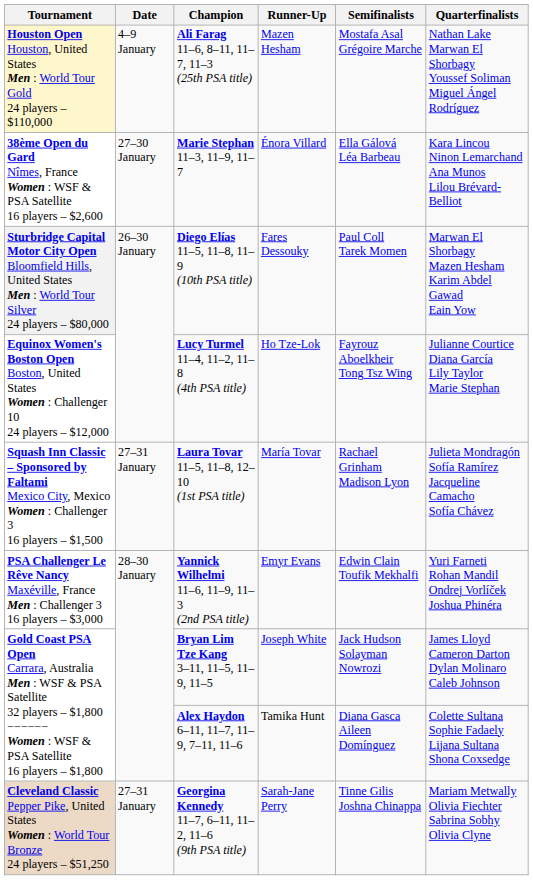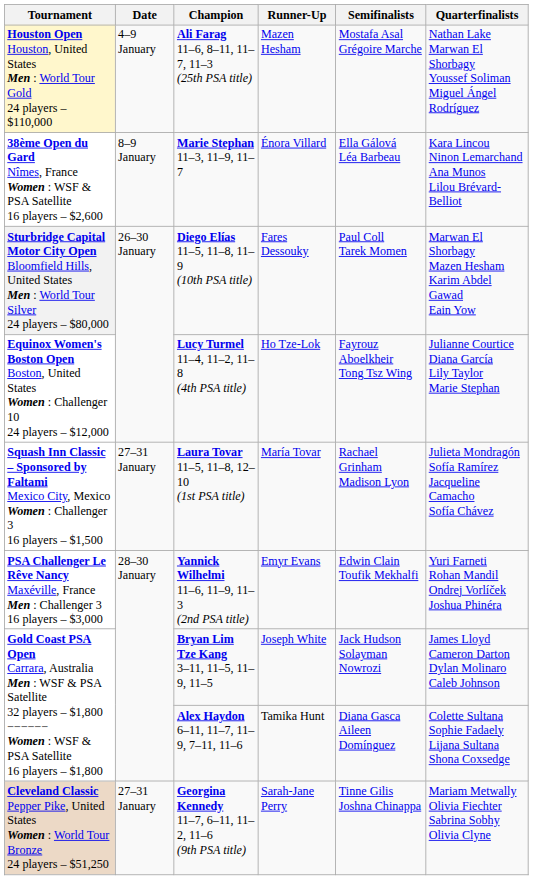(137, 150) 27–30 January -> (137, 150) 8–9 January
